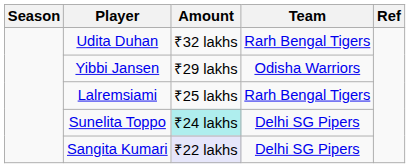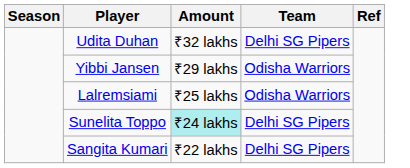(307, 41) Rarh Bengal Tigers -> (297, 41) Delhi SG Pipers
(307, 95) Rarh Bengal Tigers -> (297, 95) Odisha Warriors
(206, 150) lavender background -> (206, 150) no background
